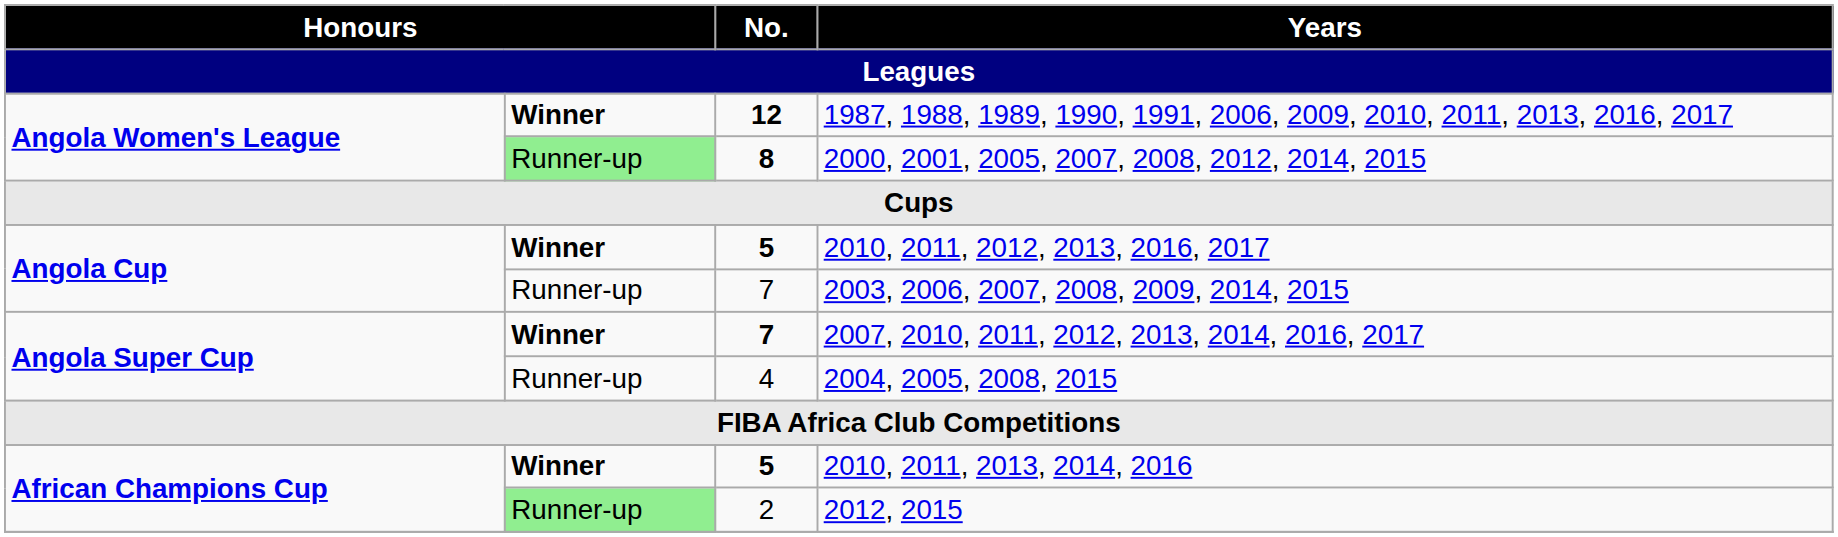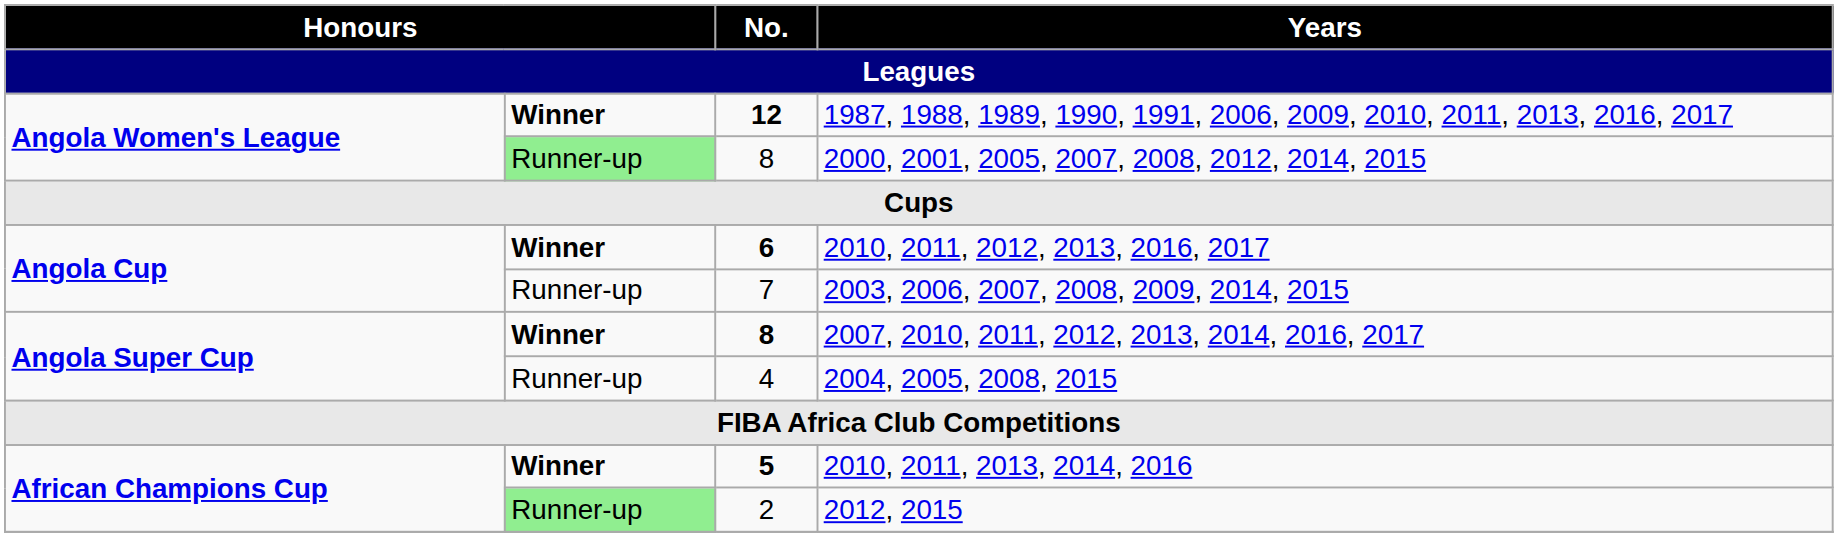(766, 159) bold -> (766, 159) normal
(766, 247) 5 -> (766, 247) 6
(766, 335) 7 -> (766, 335) 8
